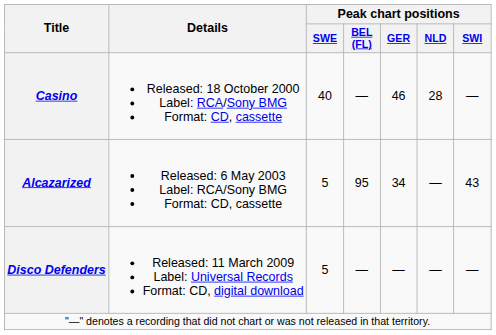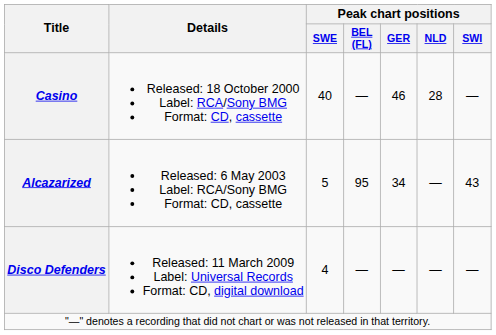(325, 269) 5 -> (325, 269) 4
